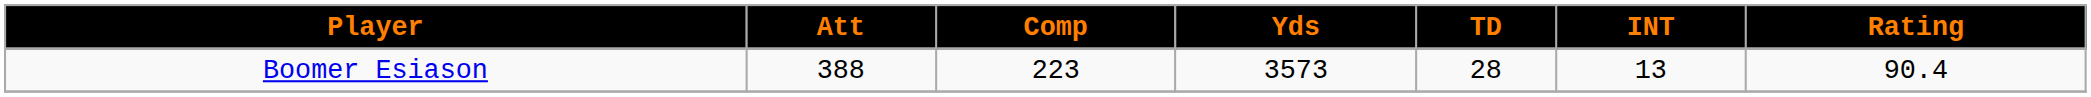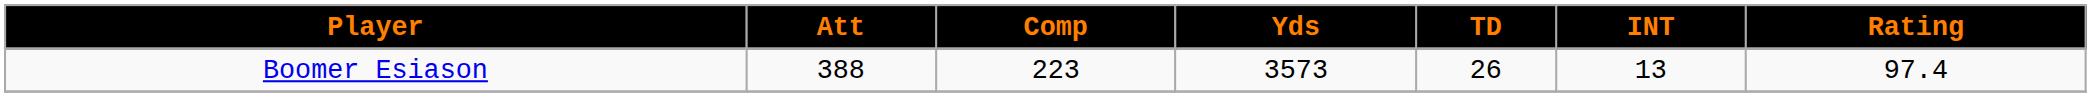(1486, 70) 28 -> (1486, 70) 26
(1916, 70) 90.4 -> (1916, 70) 97.4
